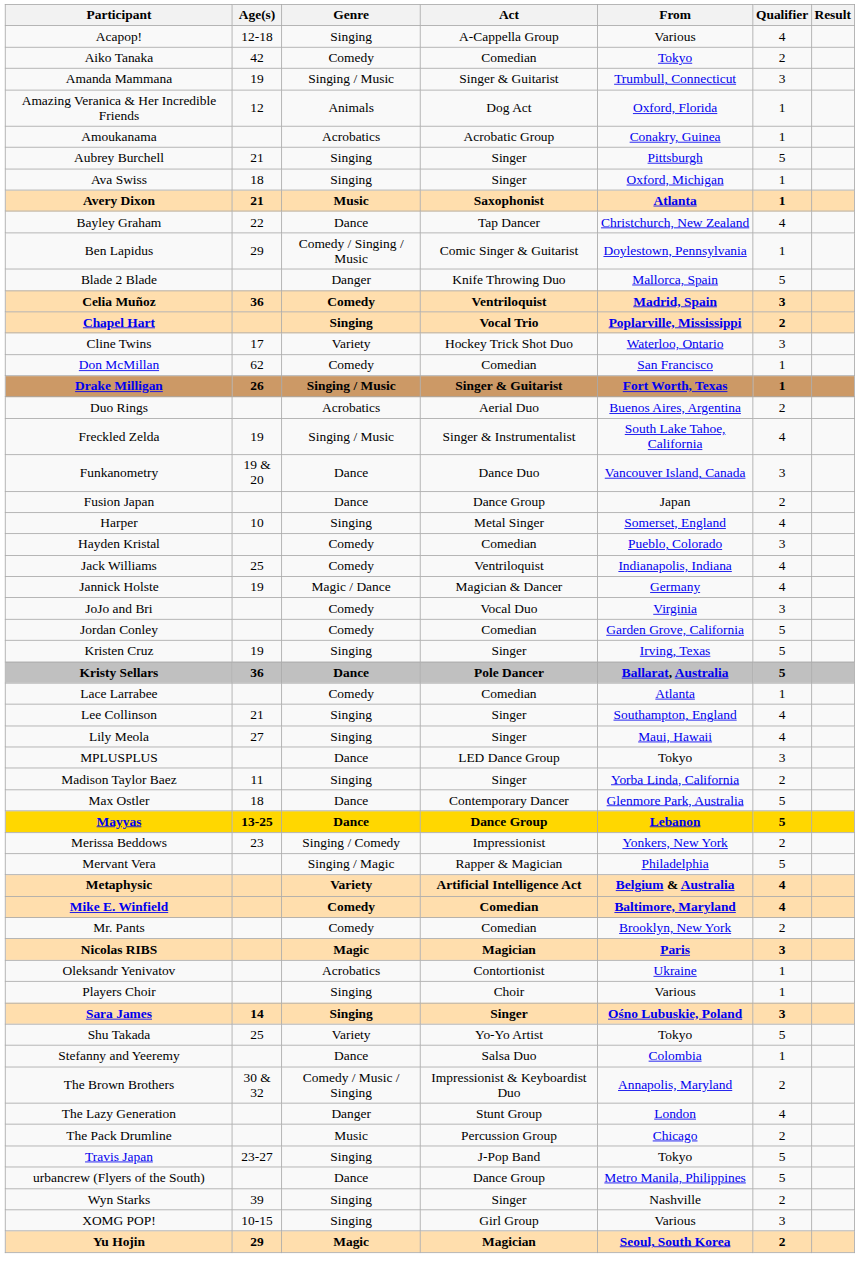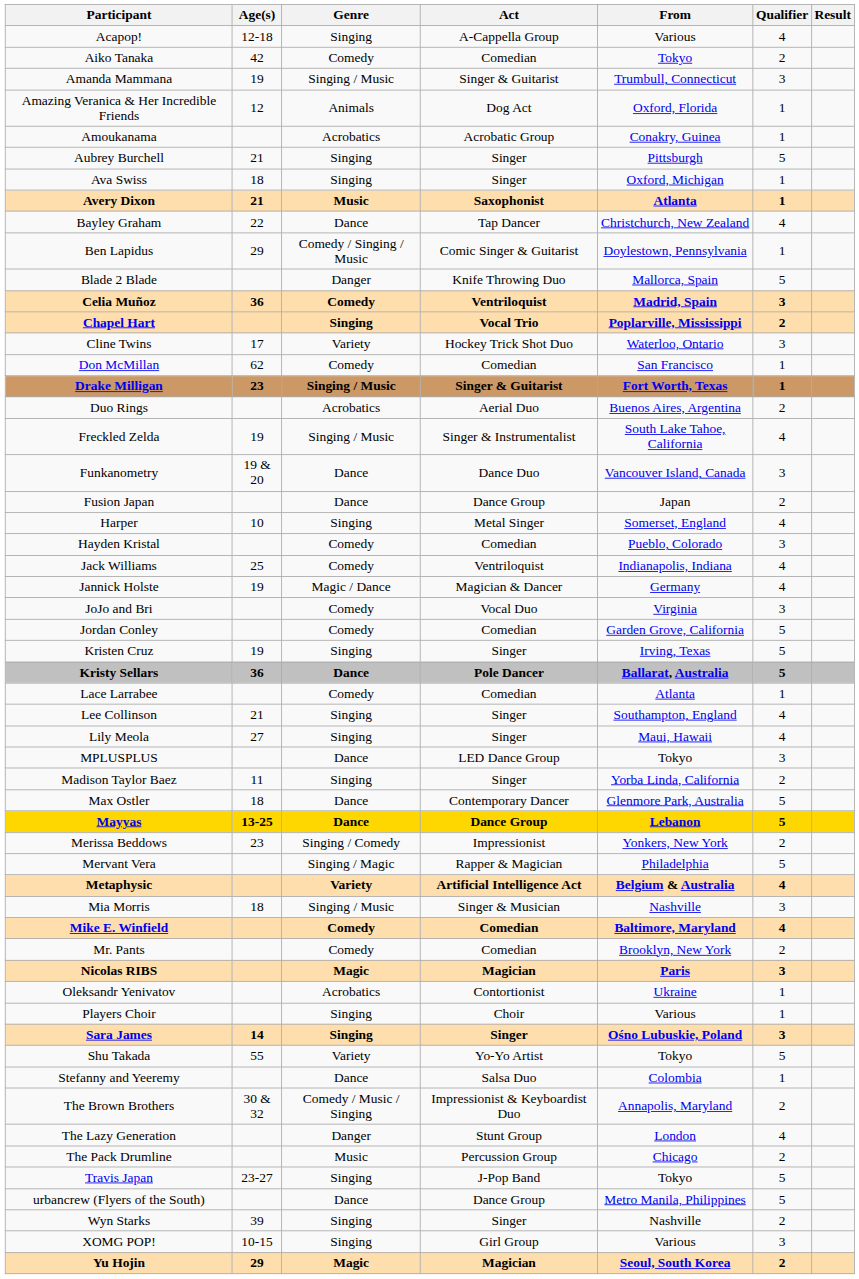(257, 386) 26 -> (257, 386) 23
+ row: (119, 906)
(257, 1034) 25 -> (257, 1056) 55
